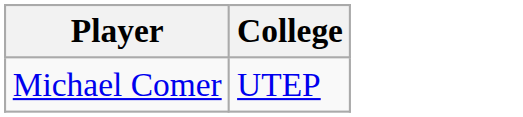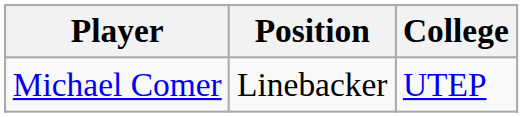+ column: (312, 31)
